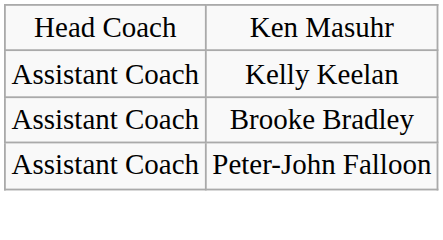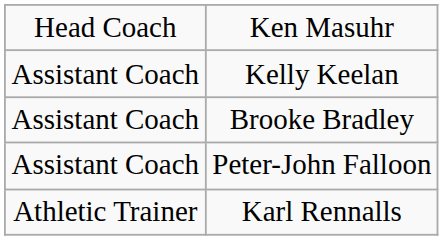+ row: (322, 211)
